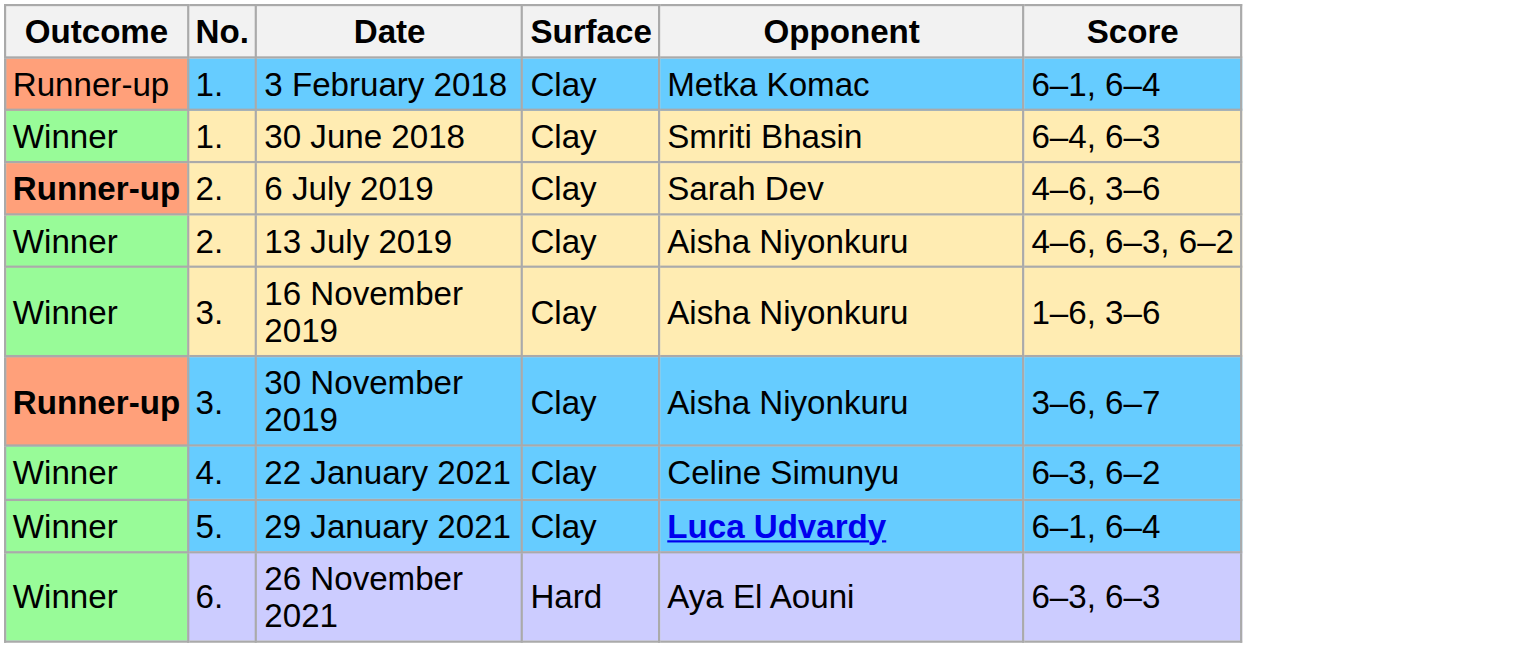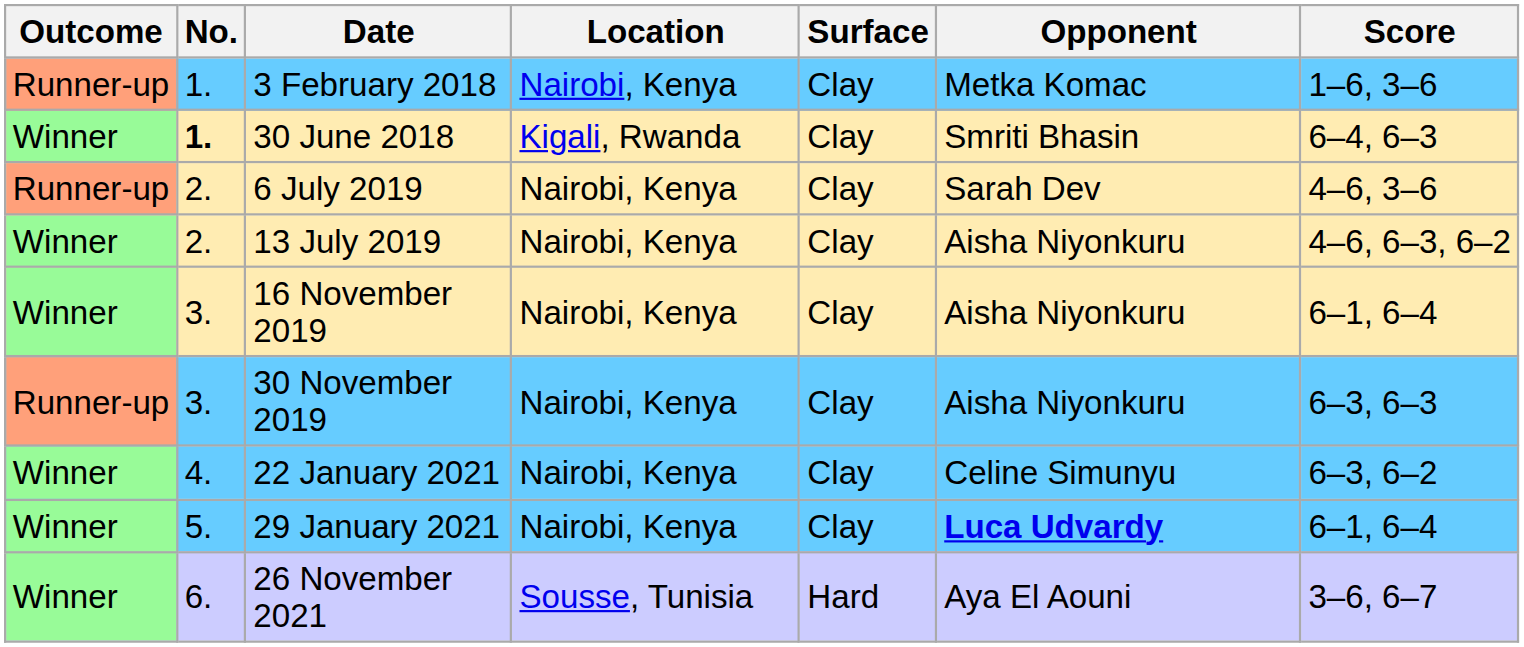+ column: (656, 32)
(1096, 84) 6–1, 6–4 -> (1373, 84) 1–6, 3–6
(209, 136) normal -> (198, 136) bold
(96, 189) bold -> (91, 189) normal
(1096, 312) 1–6, 3–6 -> (1373, 312) 6–1, 6–4
(96, 402) bold -> (91, 402) normal
(1096, 402) 3–6, 6–7 -> (1373, 402) 6–3, 6–3
(1096, 596) 6–3, 6–3 -> (1373, 596) 3–6, 6–7
